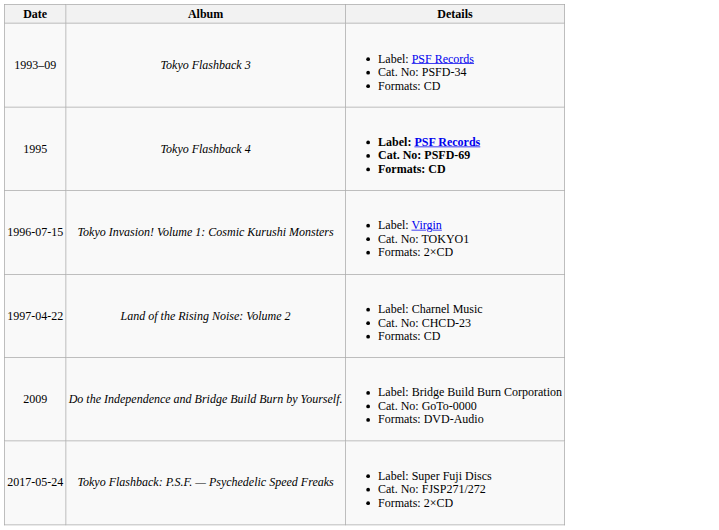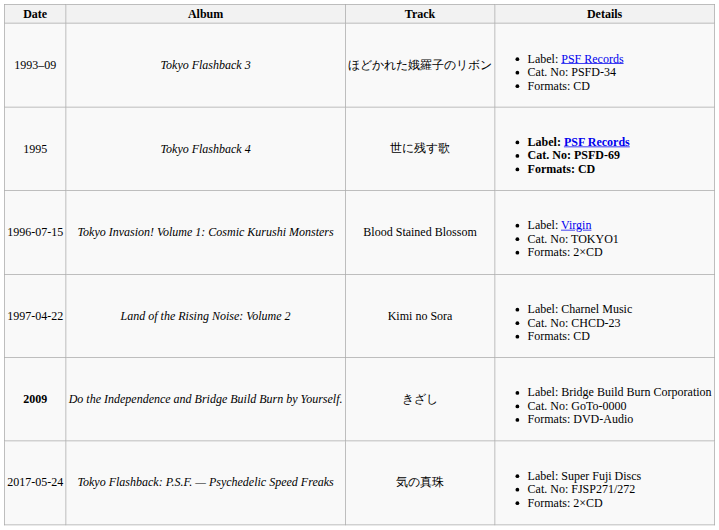+ column: (420, 14)
(35, 399) normal -> (35, 399) bold
